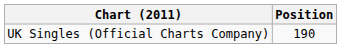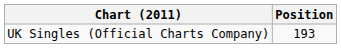(304, 34) 190 -> (304, 34) 193
